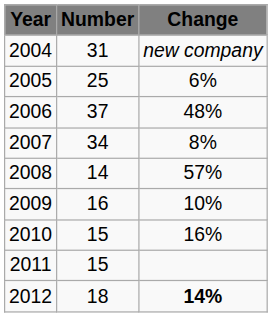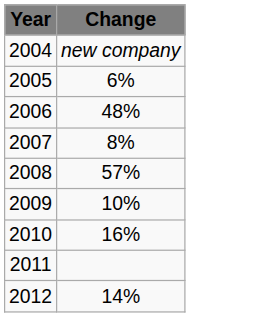- column: (98, 19)
(203, 296) bold -> (121, 296) normal
